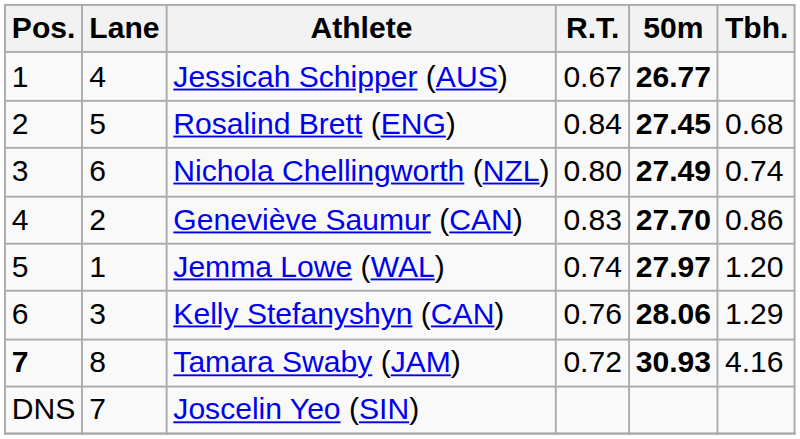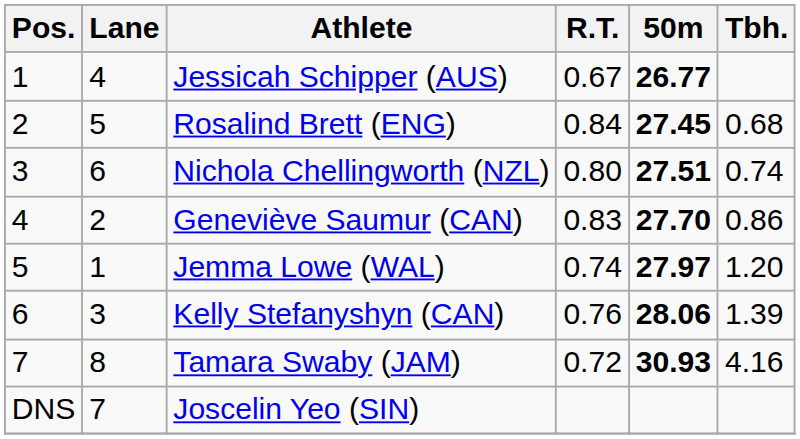(673, 171) 27.49 -> (673, 171) 27.51
(754, 314) 1.29 -> (754, 314) 1.39
(20, 362) bold -> (20, 362) normal
